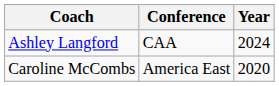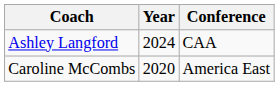columns swapped: (254, 17) <-> (186, 17)
